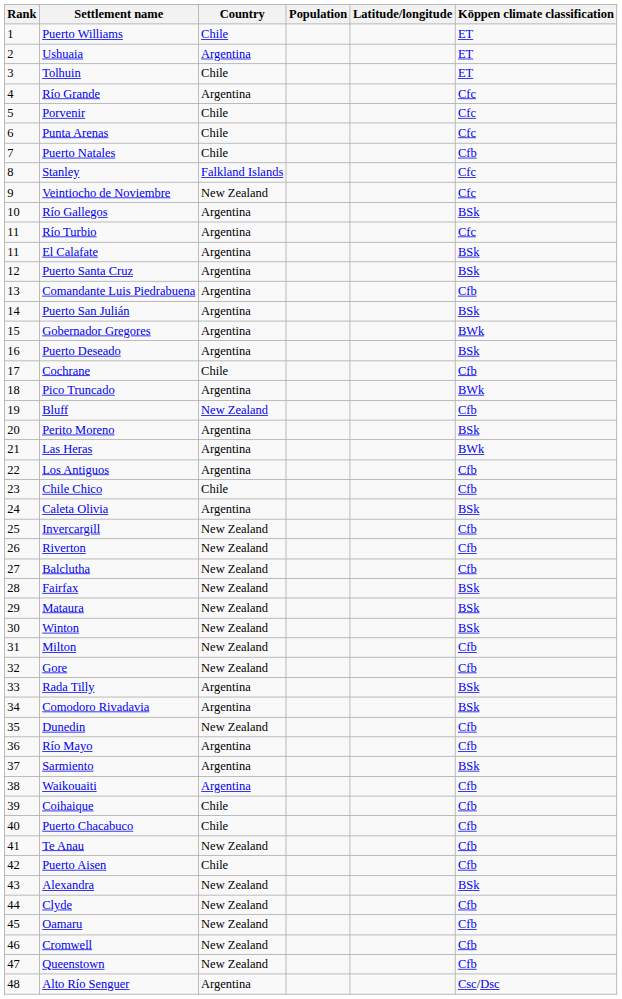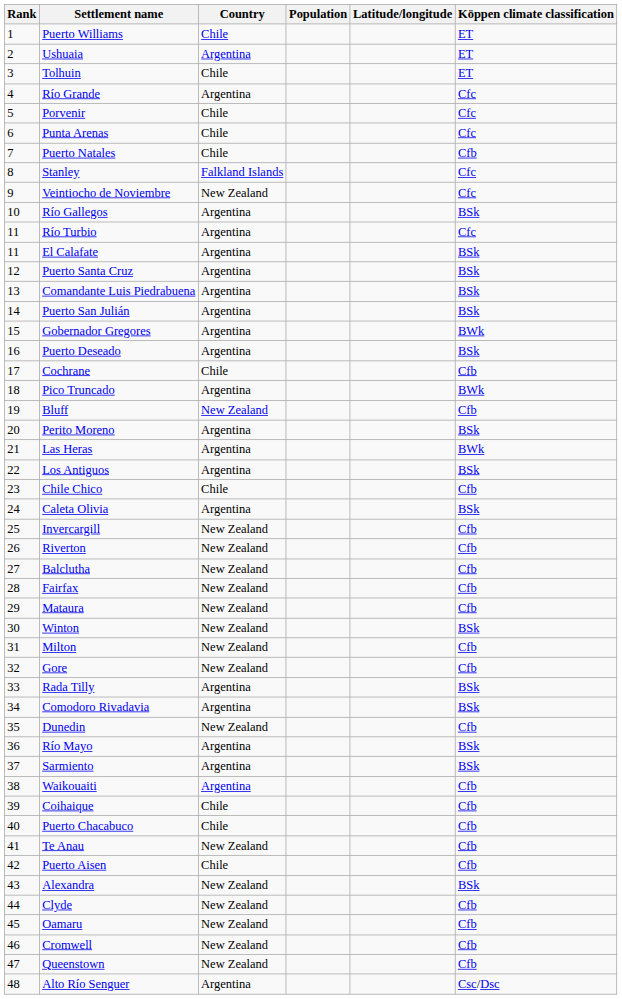(467, 291) Cfb -> (469, 291) BSk
(467, 469) Cfb -> (469, 469) BSk
(469, 588) BSk -> (467, 588) Cfb
(469, 608) BSk -> (467, 608) Cfb
(467, 746) Cfb -> (469, 746) BSk
